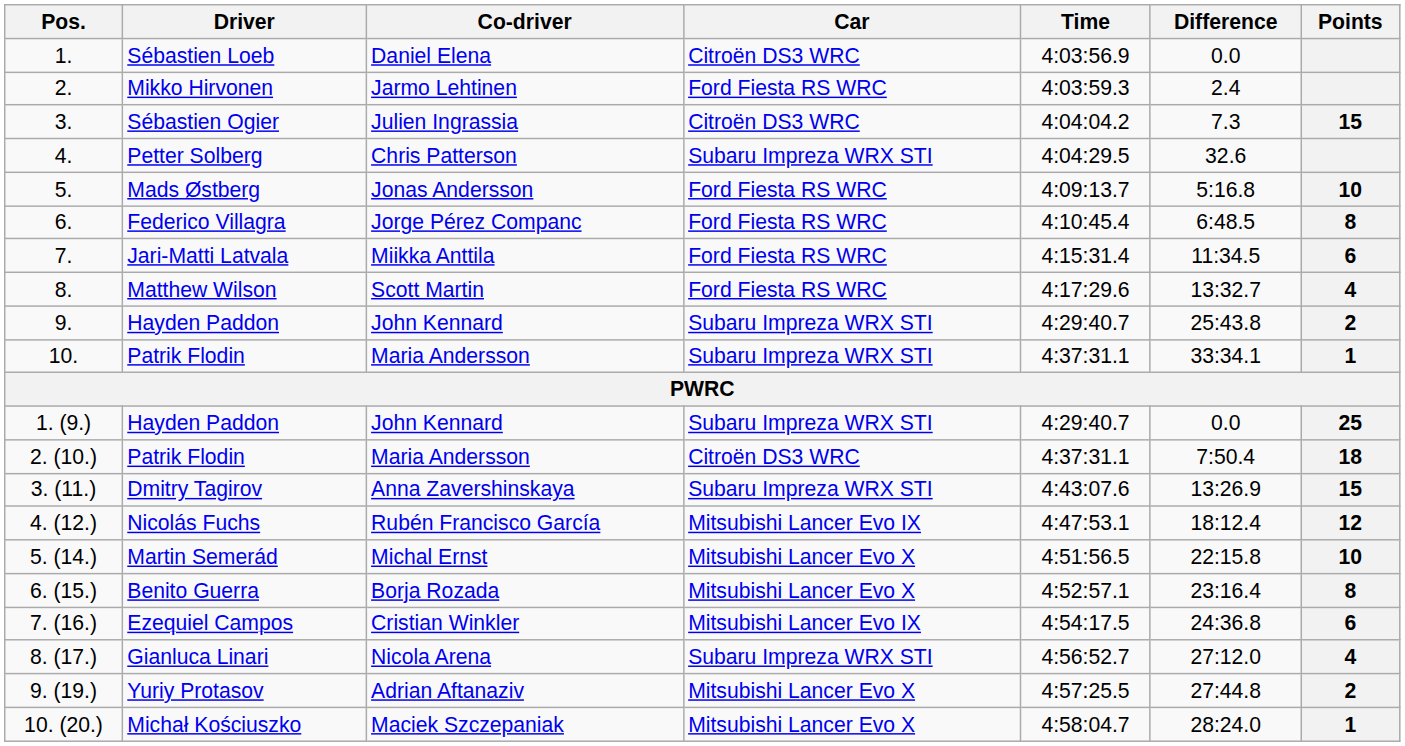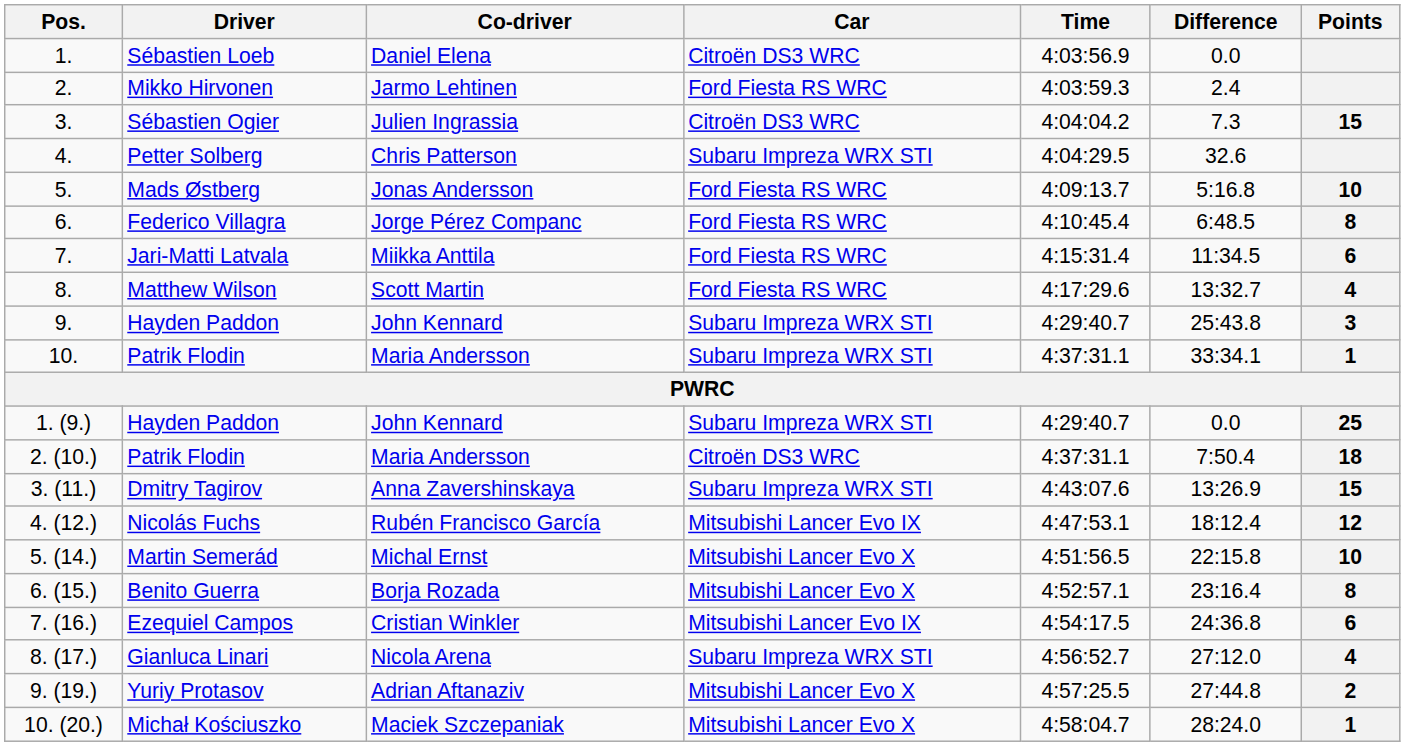(1350, 323) 2 -> (1350, 323) 3
